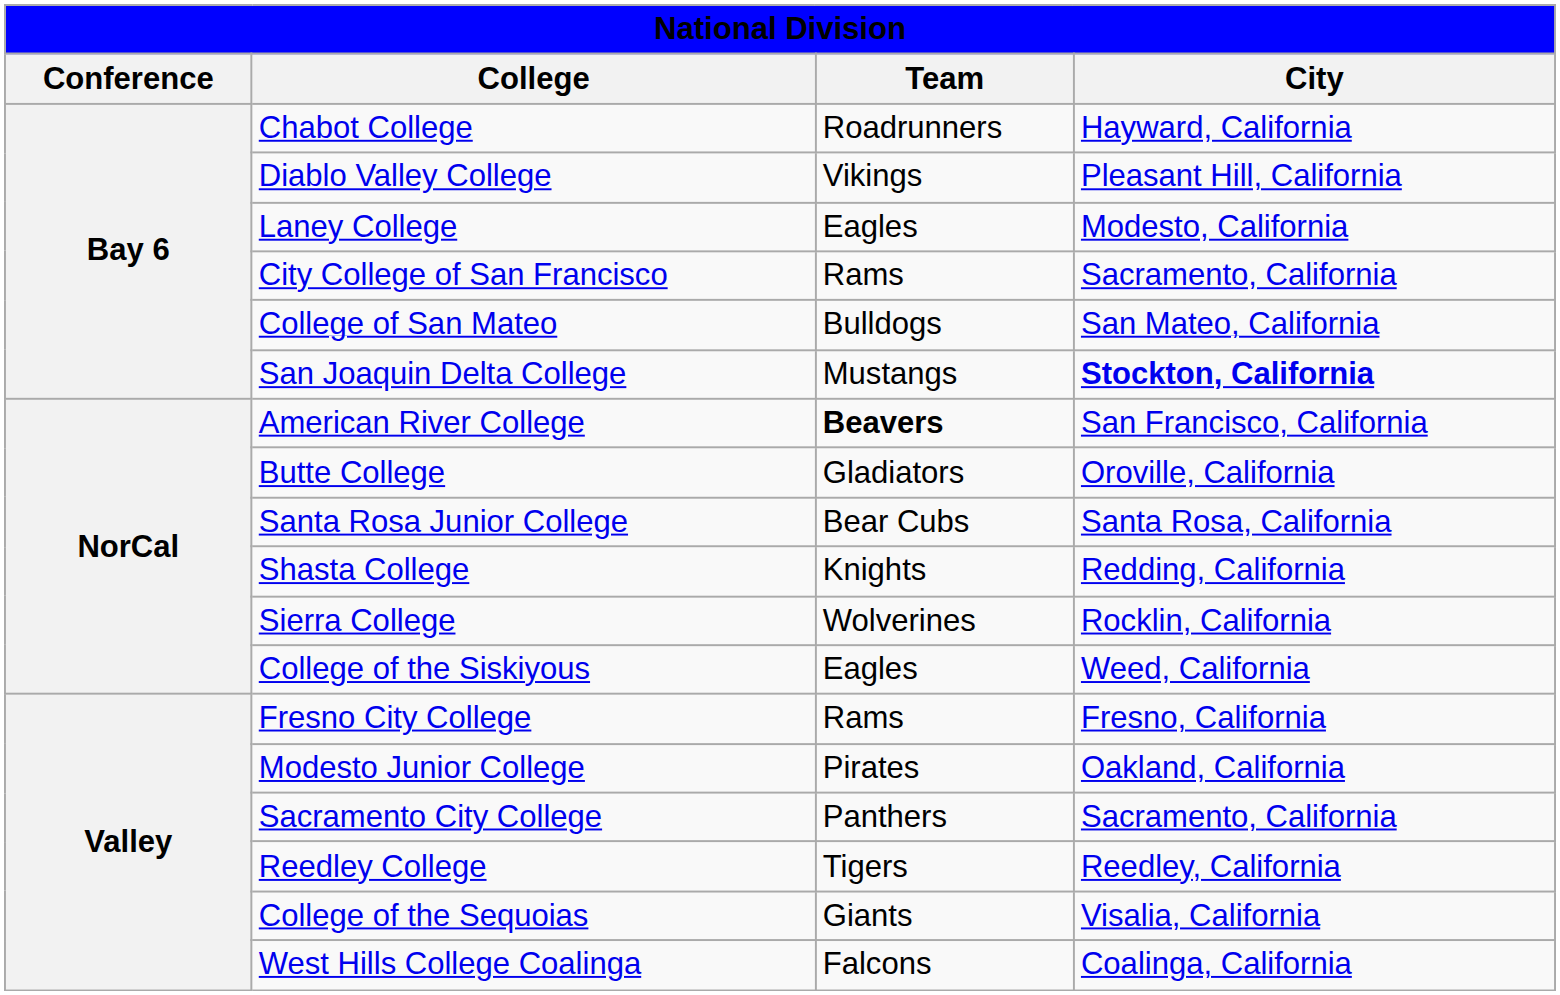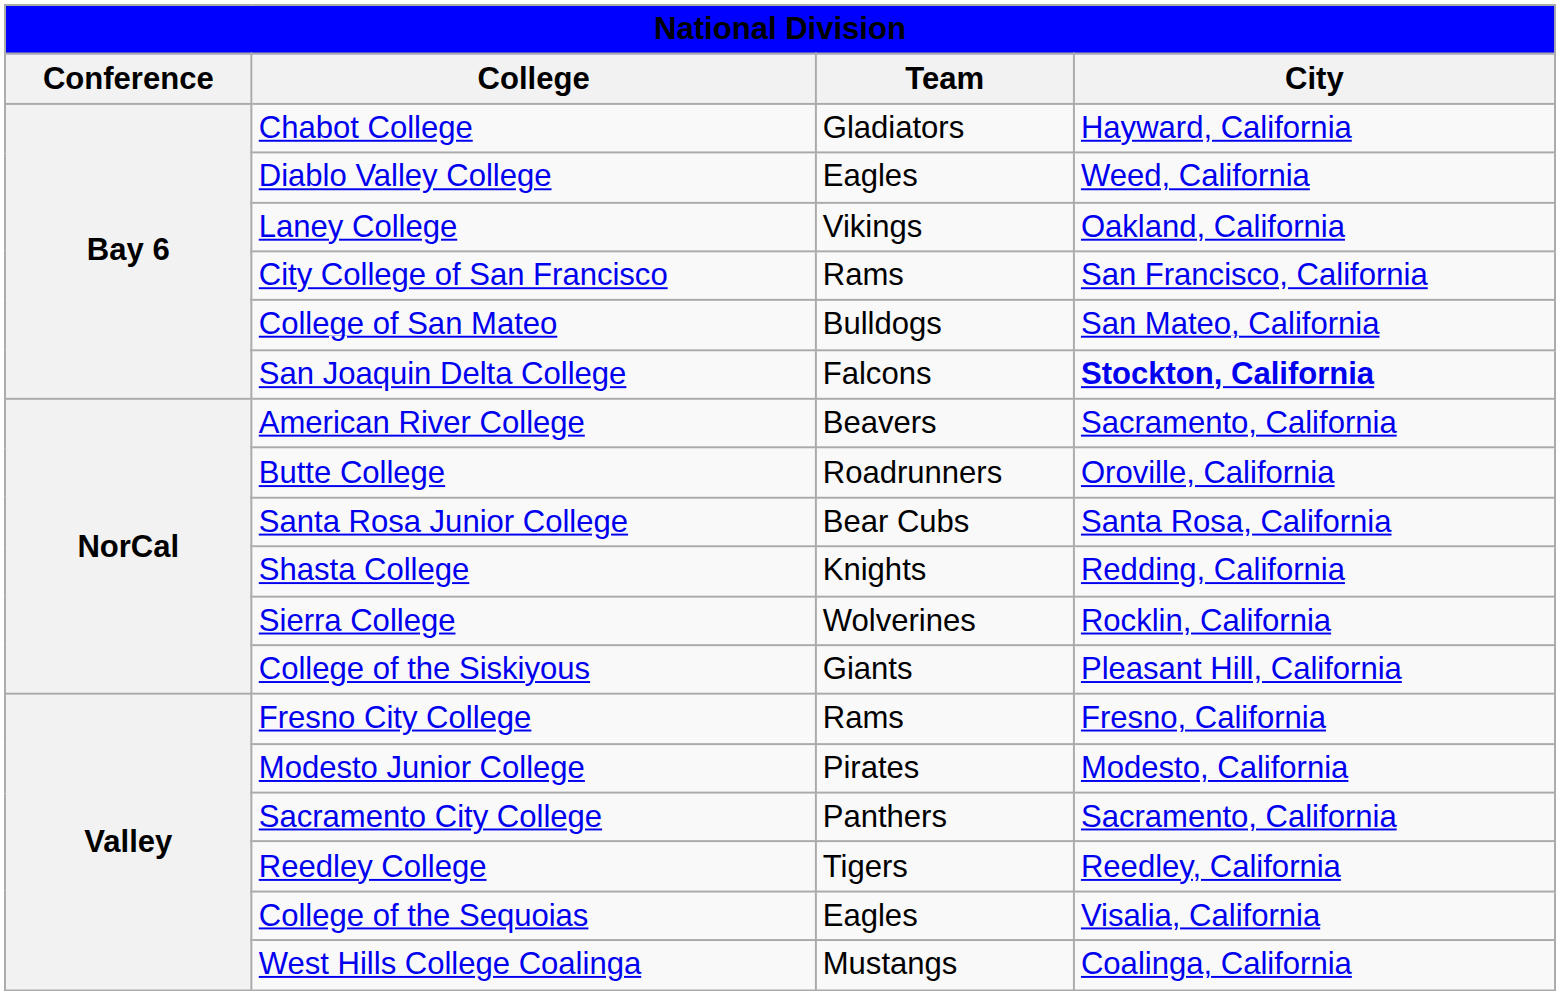(912, 127) Roadrunners -> (893, 127) Gladiators
(872, 176) Vikings -> (870, 176) Eagles
(1241, 176) Pleasant Hill, California -> (1195, 176) Weed, California
(870, 226) Eagles -> (872, 226) Vikings
(1215, 226) Modesto, California -> (1213, 226) Oakland, California
(1239, 275) Sacramento, California -> (1254, 275) San Francisco, California
(890, 373) Mustangs -> (877, 373) Falcons
(883, 422) bold -> (880, 422) normal
(1254, 422) San Francisco, California -> (1239, 422) Sacramento, California
(893, 472) Gladiators -> (912, 472) Roadrunners
(870, 669) Eagles -> (868, 669) Giants
(1195, 669) Weed, California -> (1241, 669) Pleasant Hill, California
(1213, 767) Oakland, California -> (1215, 767) Modesto, California
(868, 915) Giants -> (870, 915) Eagles
(877, 964) Falcons -> (890, 964) Mustangs
